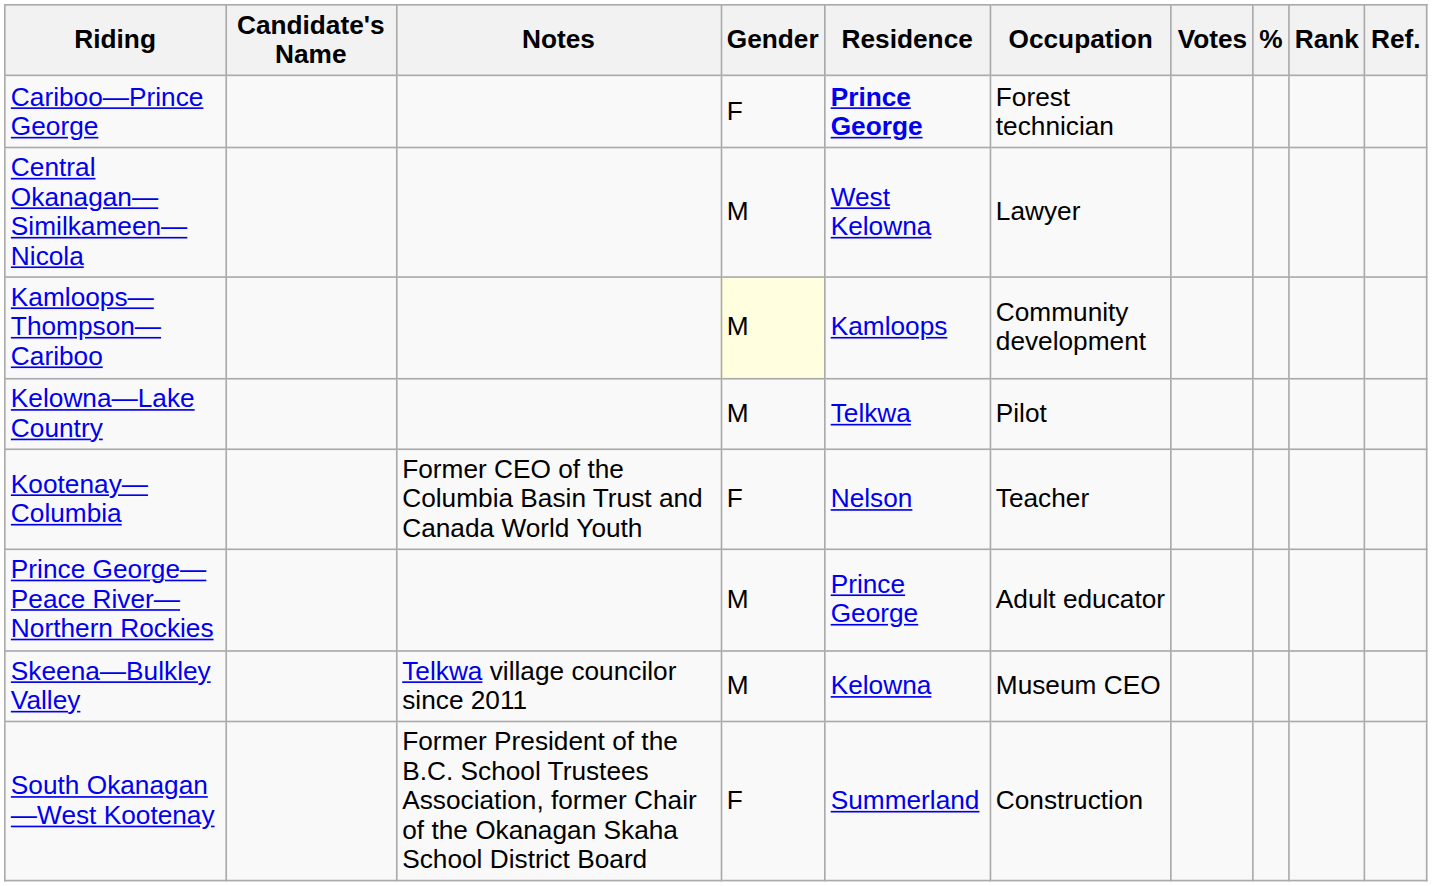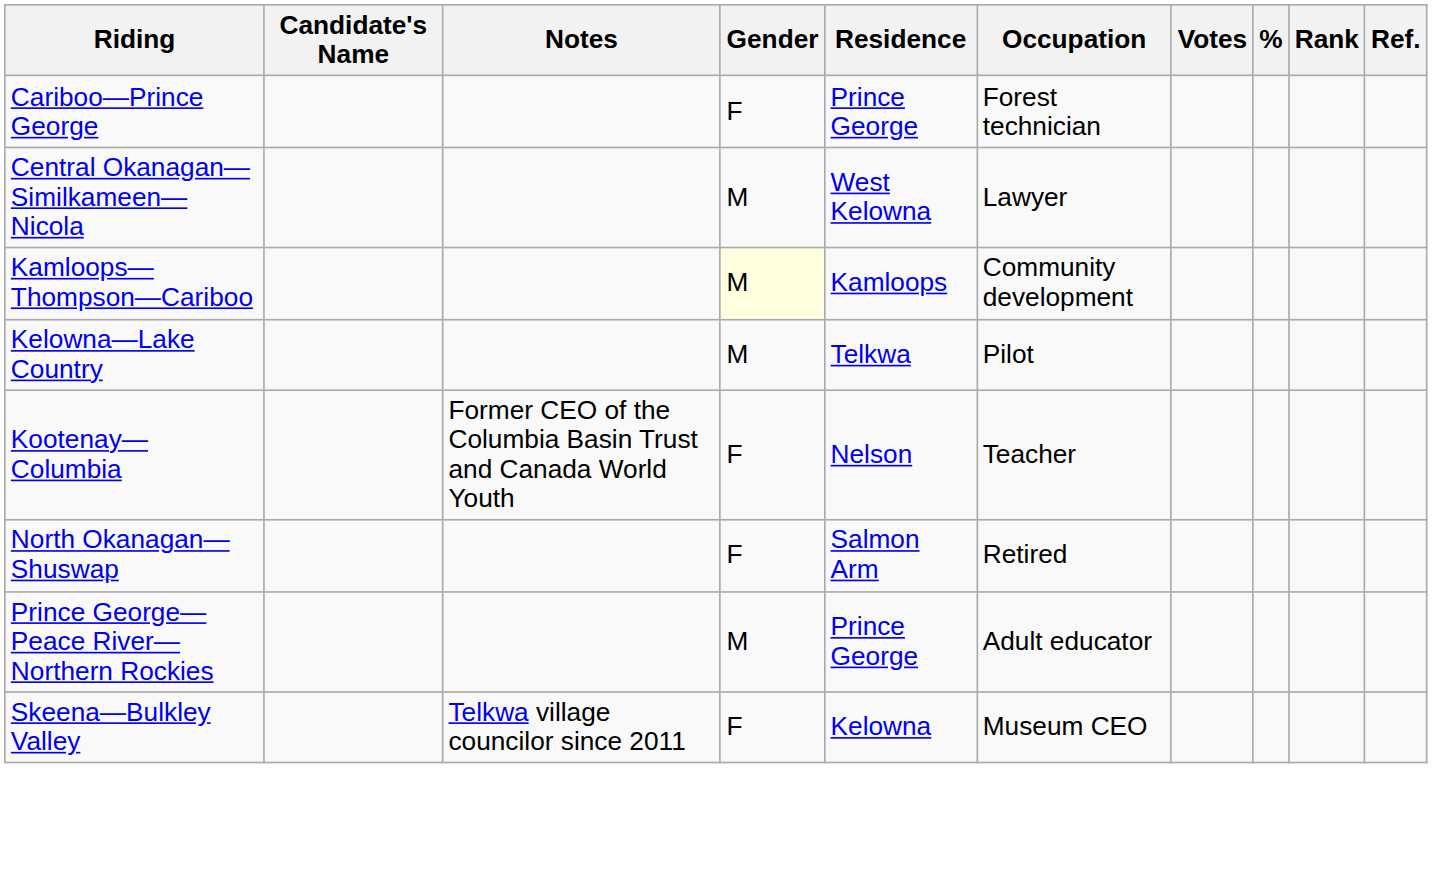(877, 111) bold -> (874, 111) normal
+ row: (120, 555)
(738, 685) M -> (735, 727) F
- row: (113, 801)
